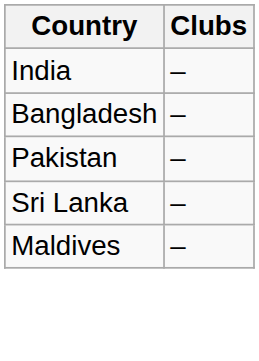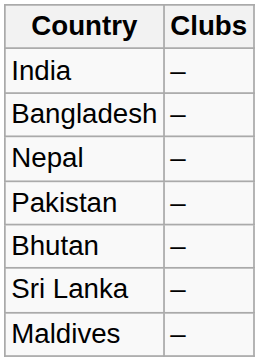+ row: (47, 158)
+ row: (55, 245)
